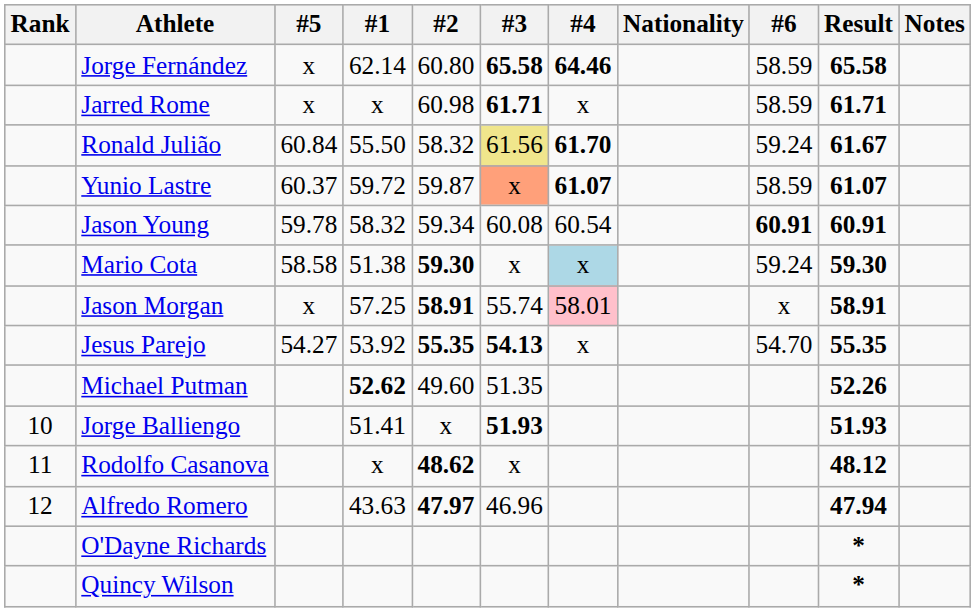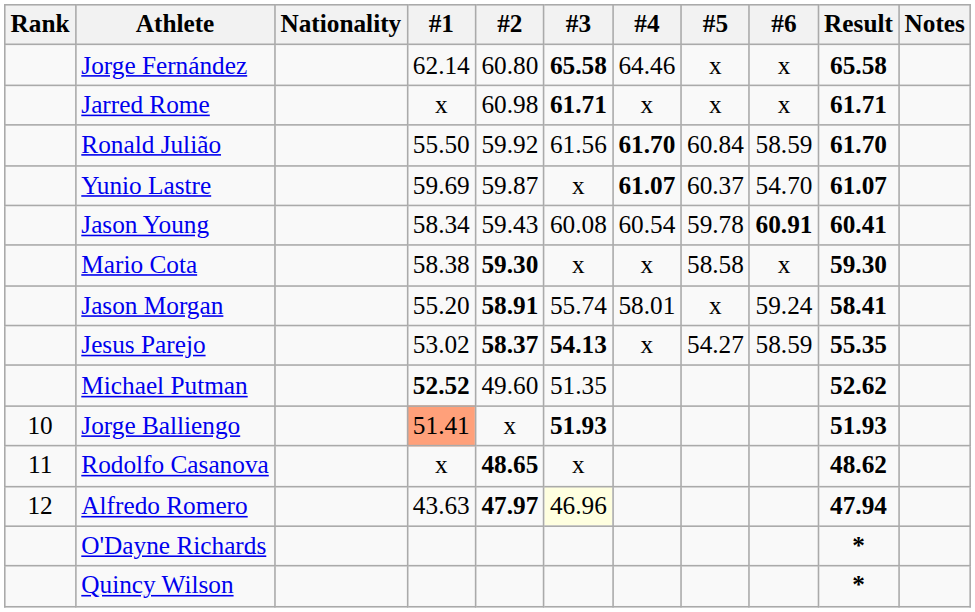columns swapped: (683, 24) <-> (309, 24)
(583, 64) bold -> (647, 64) normal
(784, 64) 58.59 -> (784, 64) x
(784, 104) 58.59 -> (784, 104) x
(446, 144) 58.32 -> (510, 144) 59.92
(514, 144) khaki background -> (578, 144) no background
(784, 144) 59.24 -> (784, 144) 58.59
(858, 144) 61.67 -> (858, 144) 61.70
(377, 184) 59.72 -> (441, 184) 59.69
(514, 184) lightsalmon background -> (578, 184) no background
(784, 184) 58.59 -> (784, 184) 54.70
(377, 225) 58.32 -> (441, 225) 58.34
(446, 225) 59.34 -> (510, 225) 59.43
(858, 225) 60.91 -> (858, 225) 60.41
(377, 265) 51.38 -> (441, 265) 58.38
(583, 265) lightblue background -> (647, 265) no background
(784, 265) 59.24 -> (784, 265) x
(377, 305) 57.25 -> (441, 305) 55.20
(583, 305) pink background -> (647, 305) no background
(784, 305) x -> (784, 305) 59.24
(858, 305) 58.91 -> (858, 305) 58.41
(377, 345) 53.92 -> (441, 345) 53.02
(446, 345) 55.35 -> (510, 345) 58.37
(784, 345) 54.70 -> (784, 345) 58.59
(377, 385) 52.62 -> (441, 385) 52.52
(858, 385) 52.26 -> (858, 385) 52.62
(377, 425) no background -> (441, 425) lightsalmon background
(446, 465) 48.62 -> (510, 465) 48.65
(858, 465) 48.12 -> (858, 465) 48.62
(514, 505) no background -> (578, 505) lightyellow background
